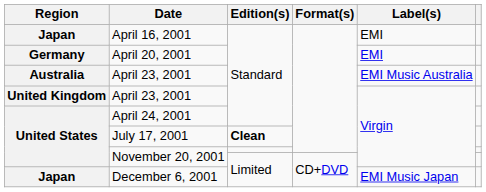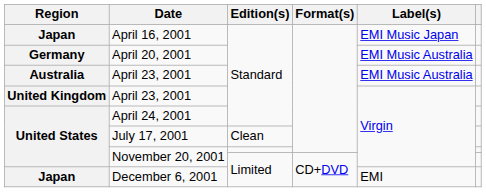(372, 34) EMI -> (409, 34) EMI Music Japan
(372, 55) EMI -> (416, 55) EMI Music Australia
(248, 136) bold -> (247, 136) normal
(409, 177) EMI Music Japan -> (372, 177) EMI
